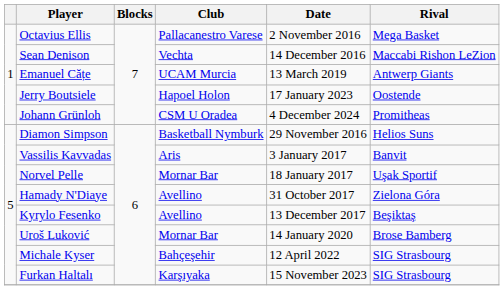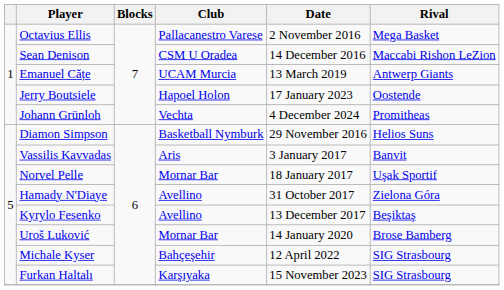(176, 54) Vechta -> (198, 54) CSM U Oradea
(198, 114) CSM U Oradea -> (176, 114) Vechta
